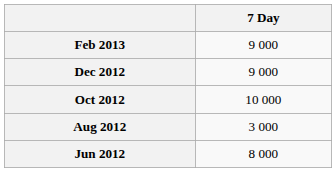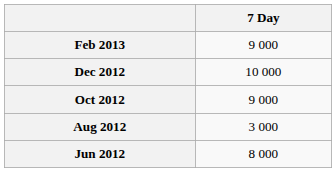(263, 72) 9 000 -> (263, 72) 10 000
(263, 99) 10 000 -> (263, 99) 9 000
